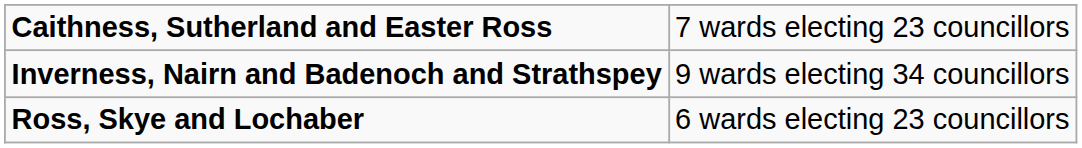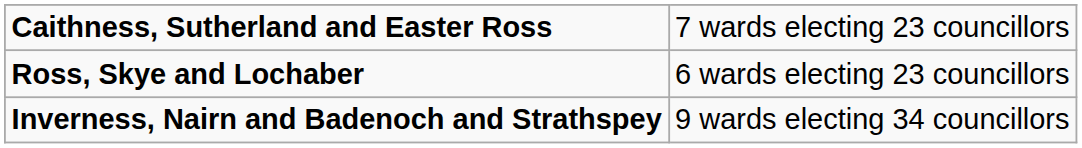rows swapped: (337, 73) <-> (188, 119)
